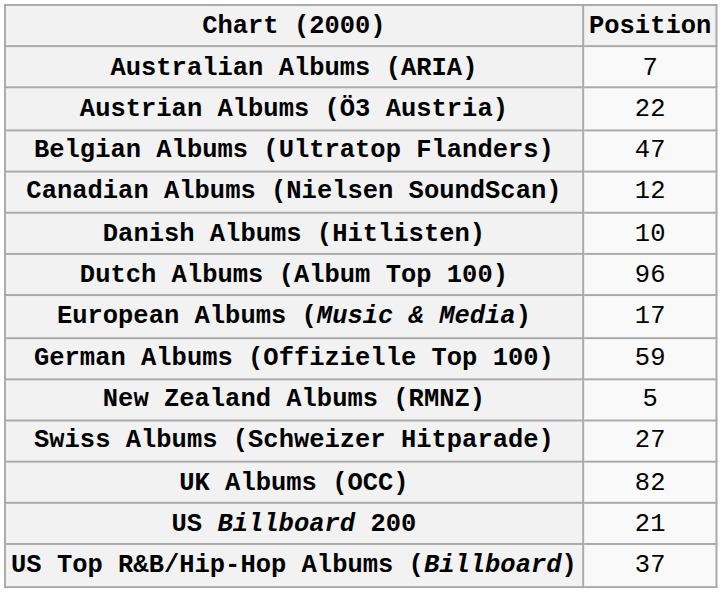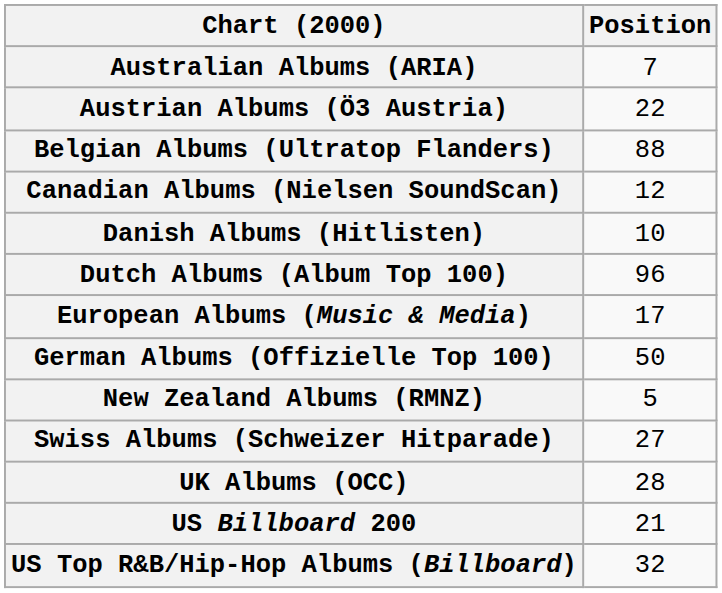(650, 150) 47 -> (650, 150) 88
(650, 358) 59 -> (650, 358) 50
(650, 483) 82 -> (650, 483) 28
(650, 566) 37 -> (650, 566) 32
